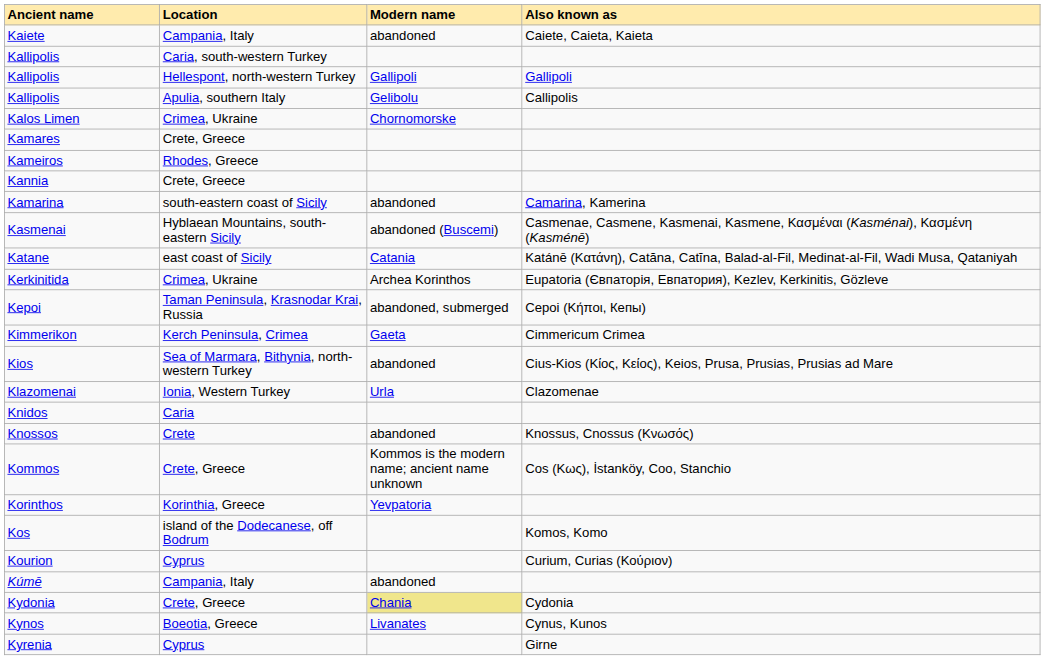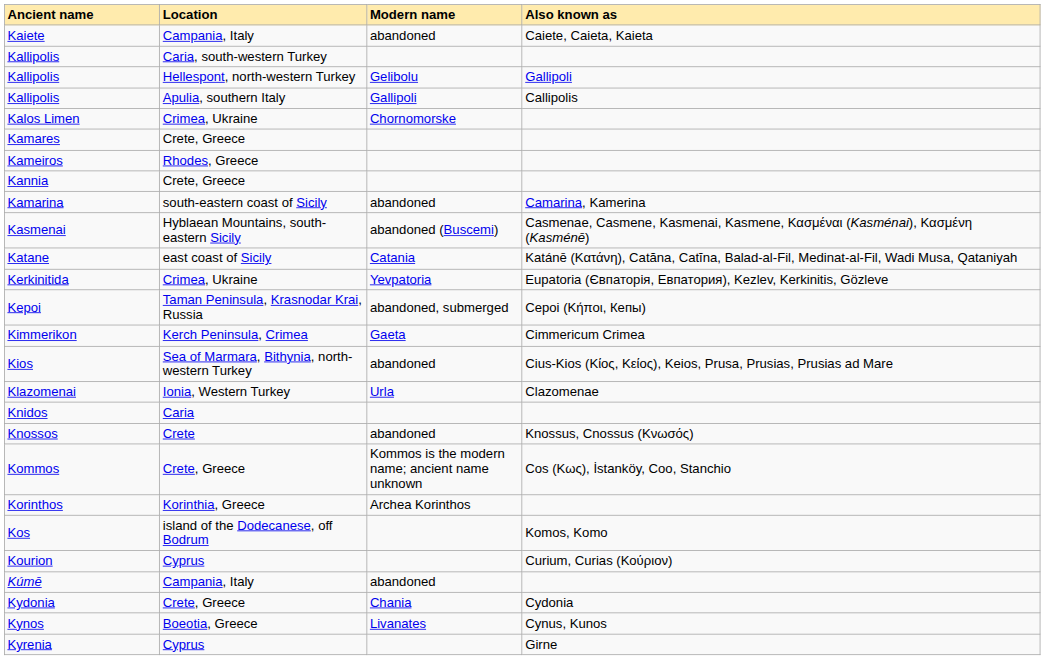(393, 77) Gallipoli -> (394, 77) Gelibolu
(394, 98) Gelibolu -> (393, 98) Gallipoli
(420, 279) Archea Korinthos -> (401, 279) Yevpatoria
(401, 504) Yevpatoria -> (420, 504) Archea Korinthos
(391, 602) khaki background -> (391, 602) no background
